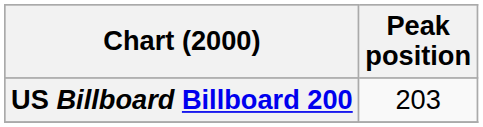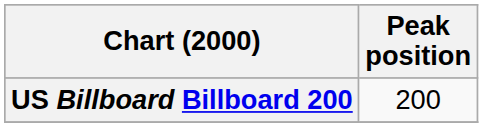(418, 99) 203 -> (418, 99) 200
